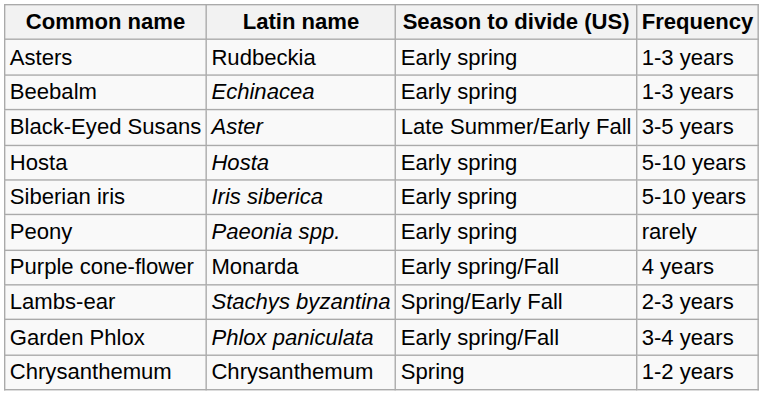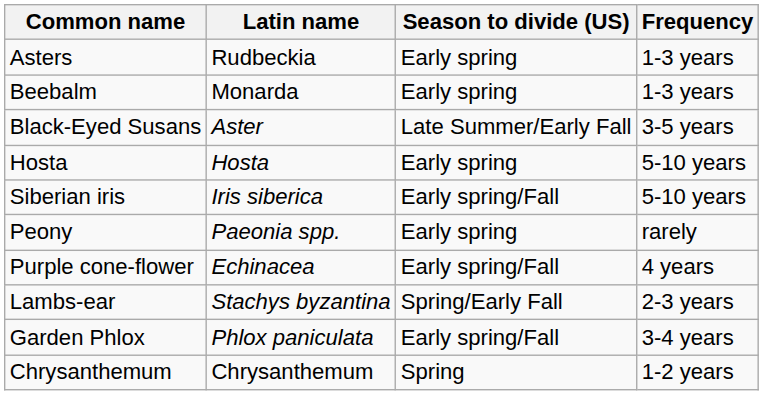(263, 92) Echinacea -> (255, 92) Monarda
(459, 197) Early spring -> (480, 197) Early spring/Fall
(255, 267) Monarda -> (263, 267) Echinacea
